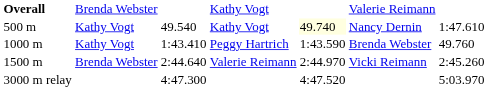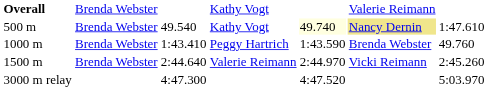(105, 26) Kathy Vogt -> (116, 26) Brenda Webster
(385, 26) no background -> (385, 26) khaki background
(105, 44) Kathy Vogt -> (116, 44) Brenda Webster
